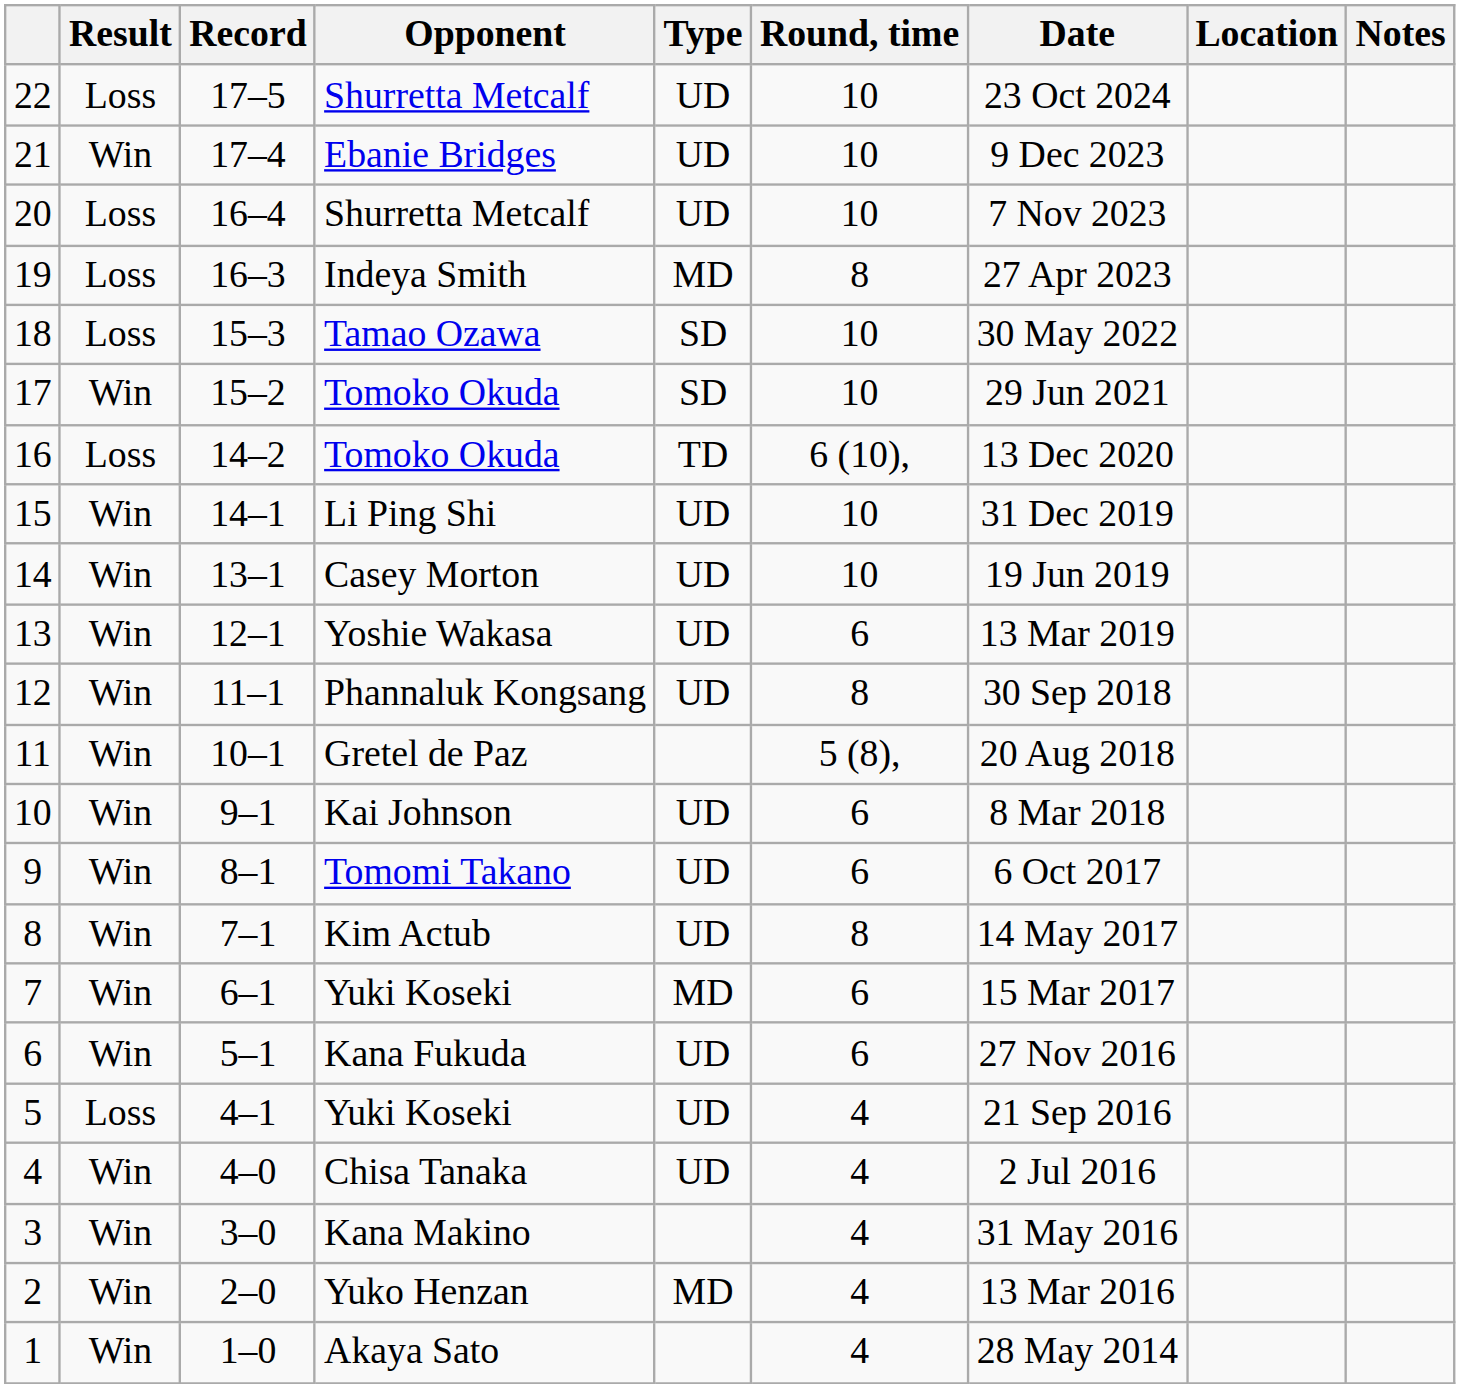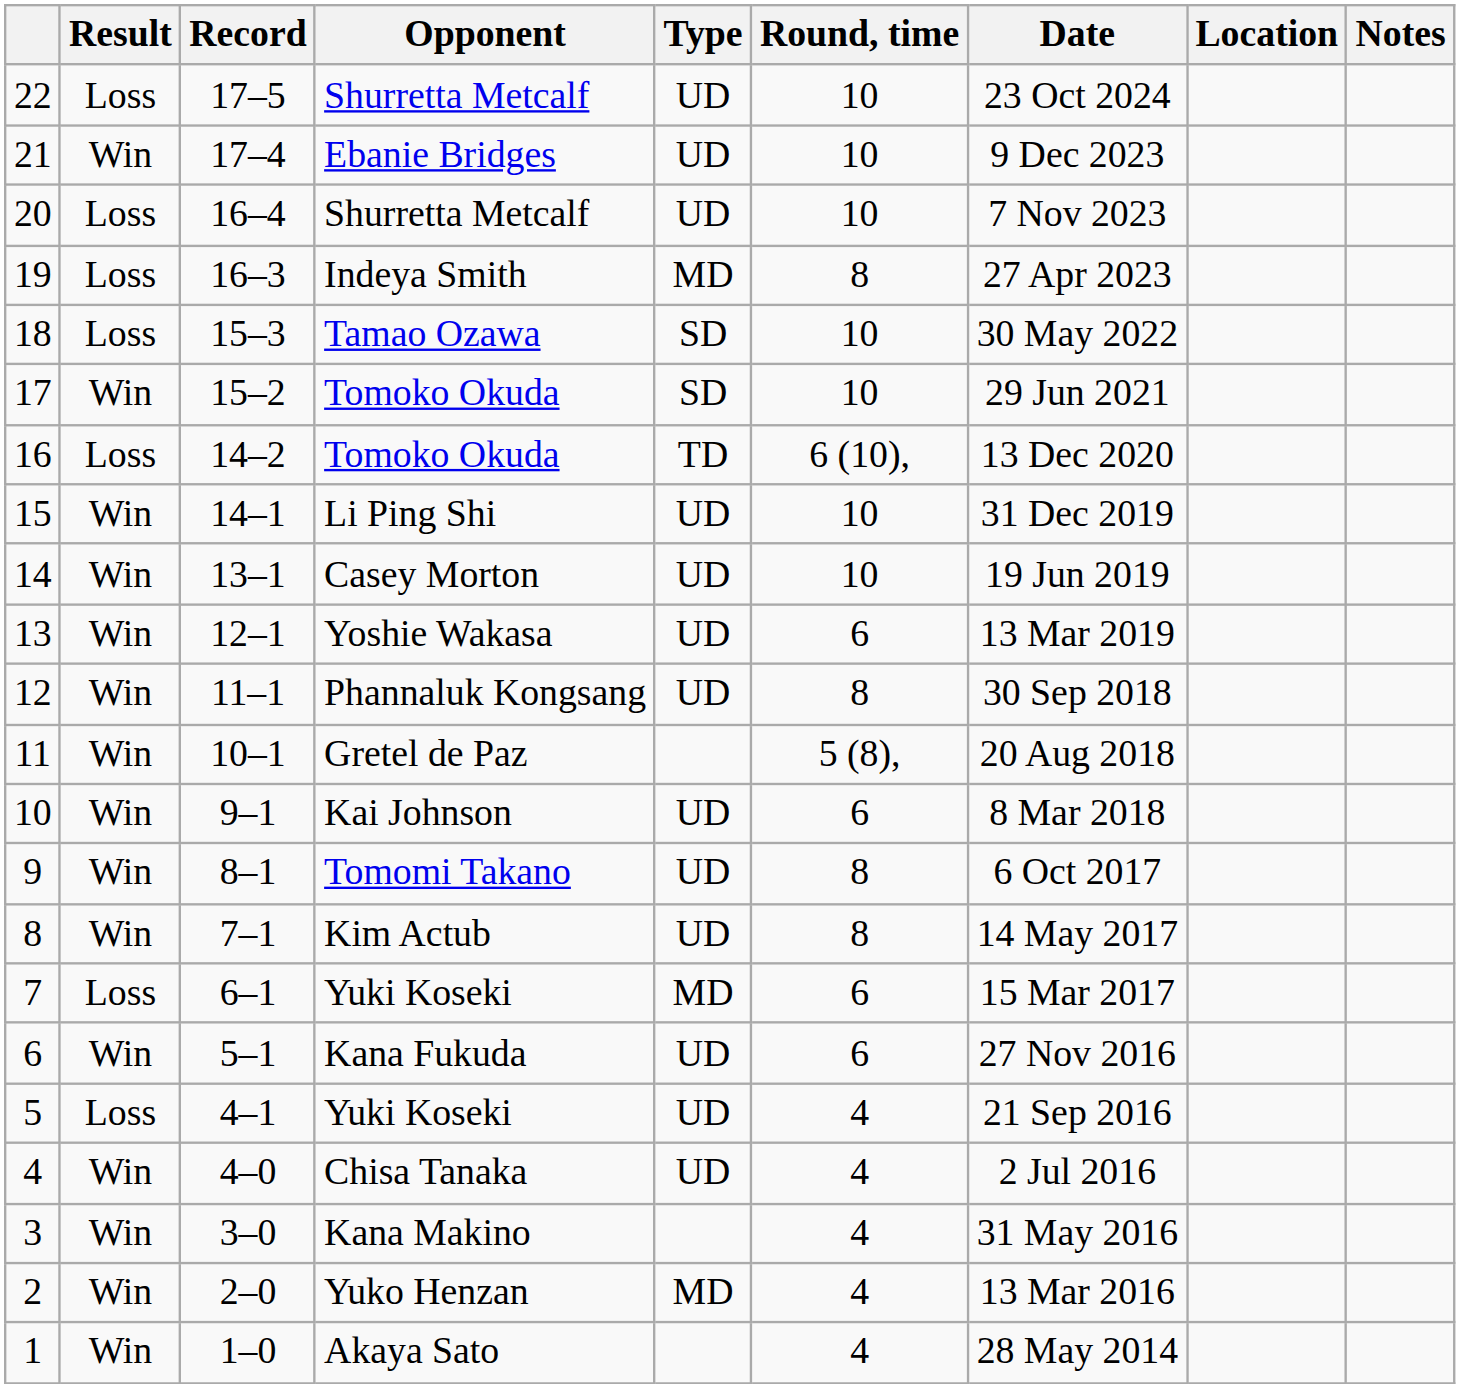(860, 872) 6 -> (860, 872) 8
(120, 992) Win -> (120, 992) Loss
